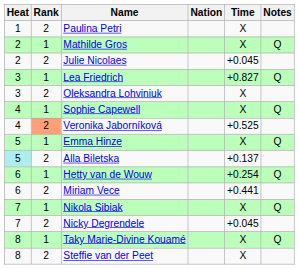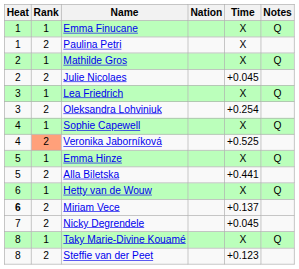+ row: (101, 28)
(243, 77) +0.827 -> (243, 93) X
(243, 93) X -> (243, 110) +0.254
(18, 158) paleturquoise background -> (18, 175) no background
(243, 158) +0.137 -> (243, 175) +0.441
(243, 175) +0.254 -> (243, 191) X
(18, 191) normal -> (18, 207) bold
(243, 191) +0.441 -> (243, 207) +0.137
- row: (93, 207)
(243, 256) X -> (243, 256) +0.123
